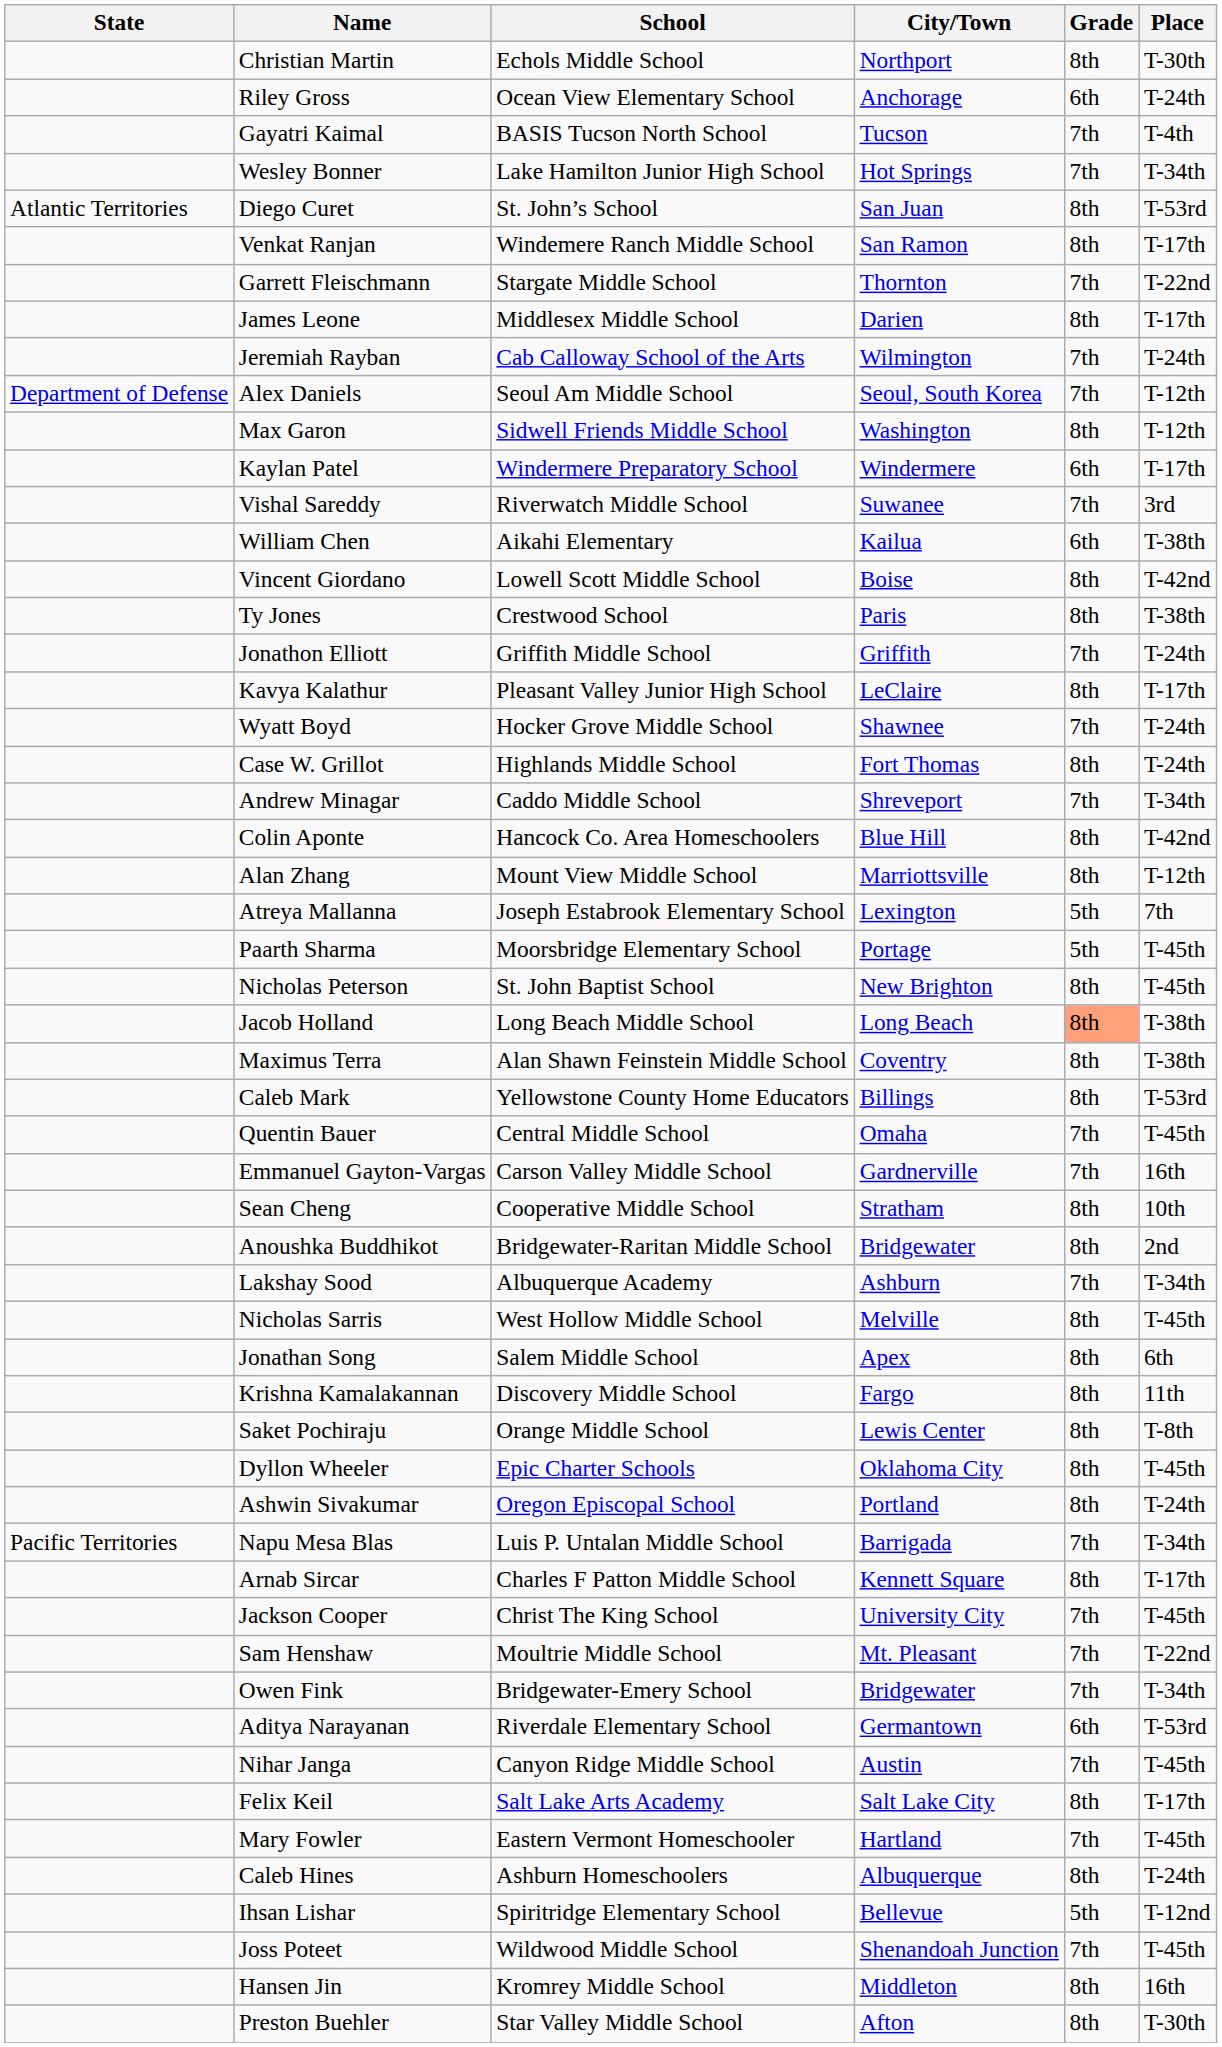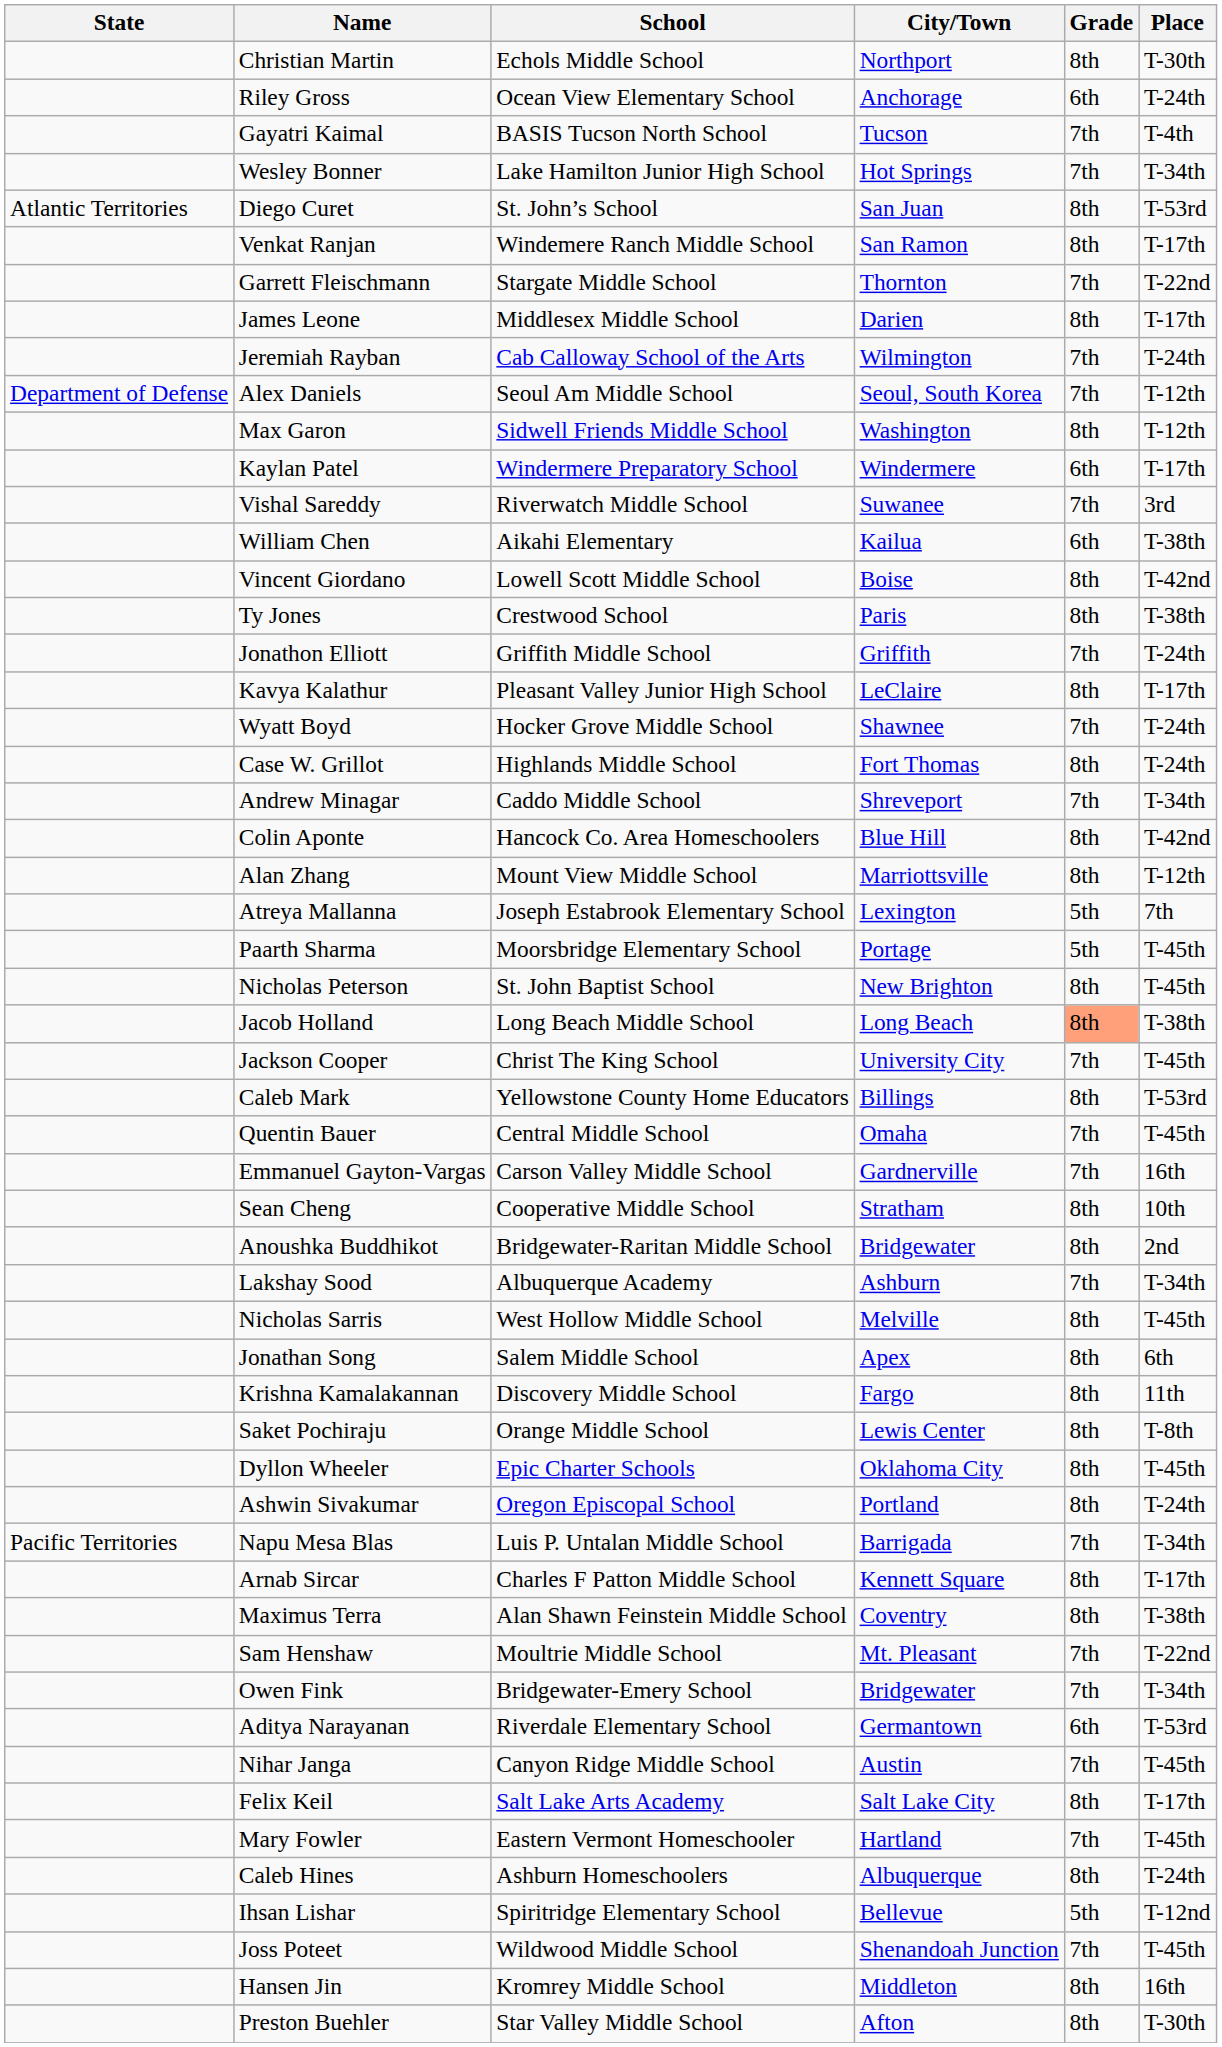rows swapped: (313, 1616) <-> (310, 1060)
